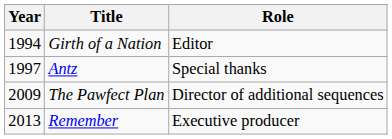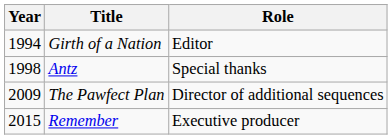(25, 69) 1997 -> (25, 69) 1998
(25, 120) 2013 -> (25, 120) 2015
